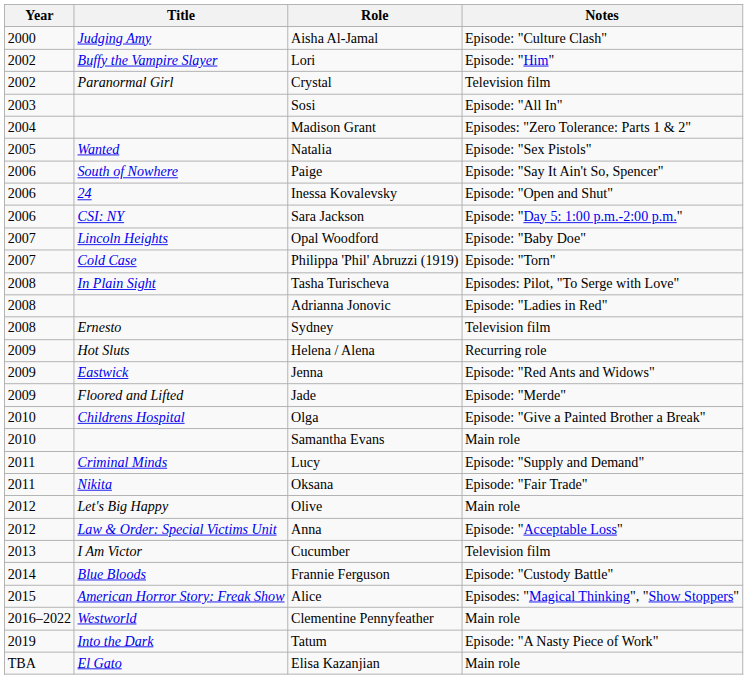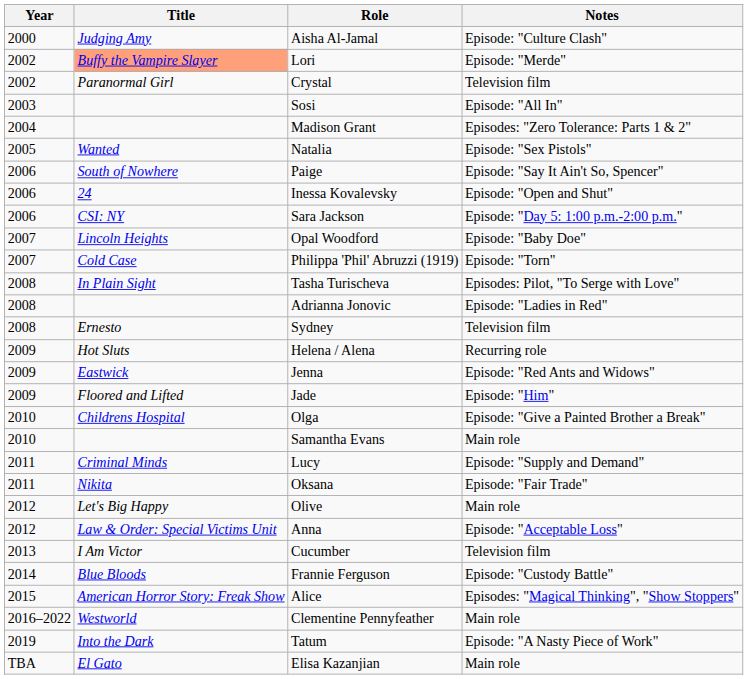(147, 60) no background -> (147, 60) lightsalmon background
(510, 60) Episode: "Him" -> (515, 60) Episode: "Merde"
(515, 395) Episode: "Merde" -> (510, 395) Episode: "Him"
